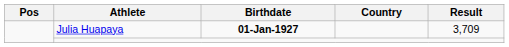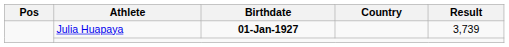(466, 29) 3,709 -> (466, 29) 3,739
